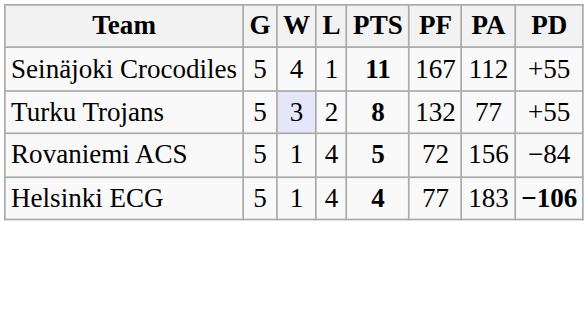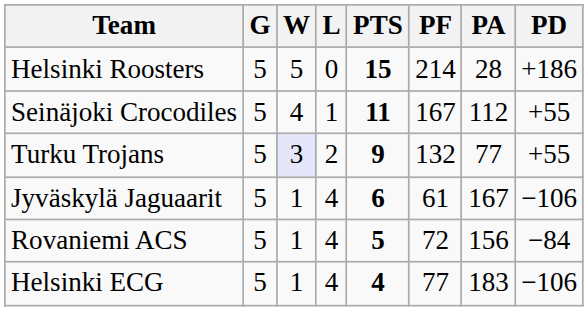+ row: (108, 68)
(378, 111) 8 -> (378, 154) 9
+ row: (117, 197)
(549, 197) bold -> (549, 283) normal
